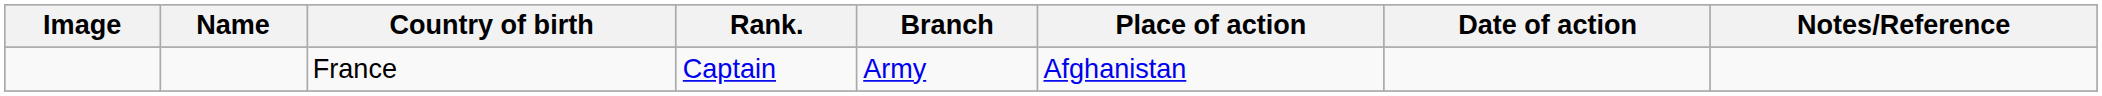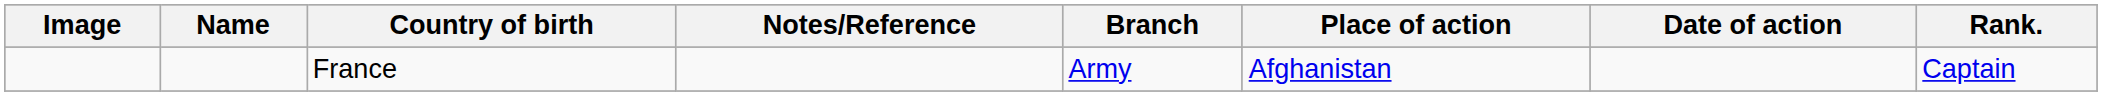columns swapped: (767, 25) <-> (1904, 25)
